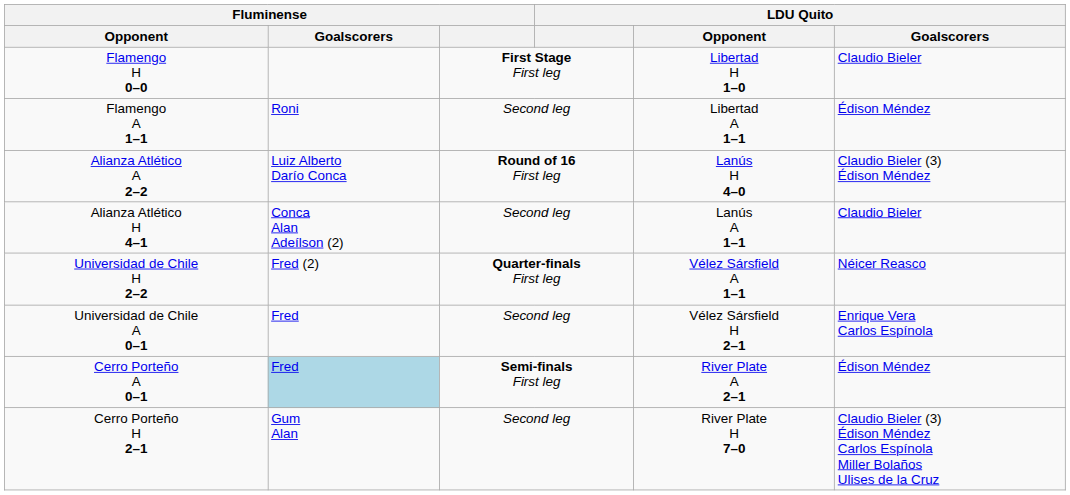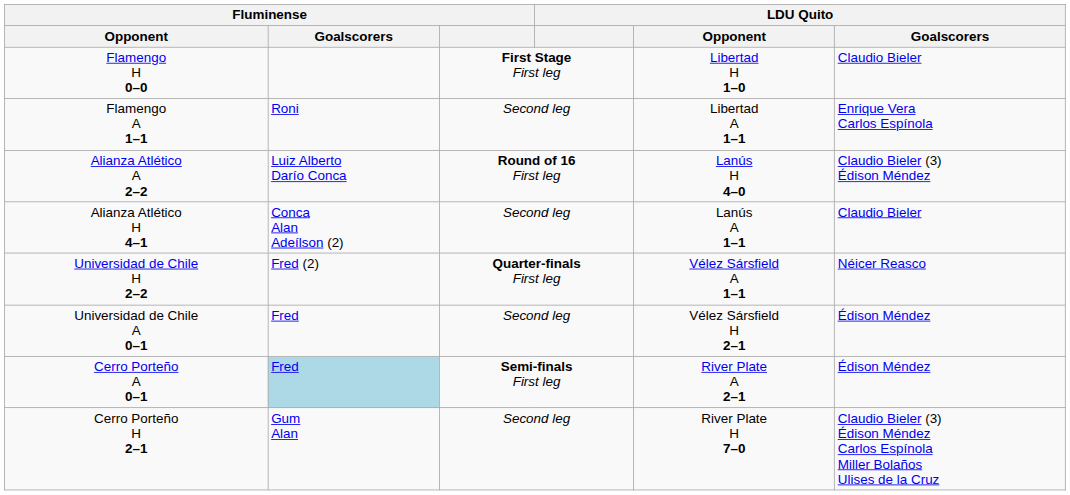(884, 109) Édison Méndez -> (885, 116) Enrique Vera Carlos Espínola
(885, 323) Enrique Vera Carlos Espínola -> (884, 315) Édison Méndez
